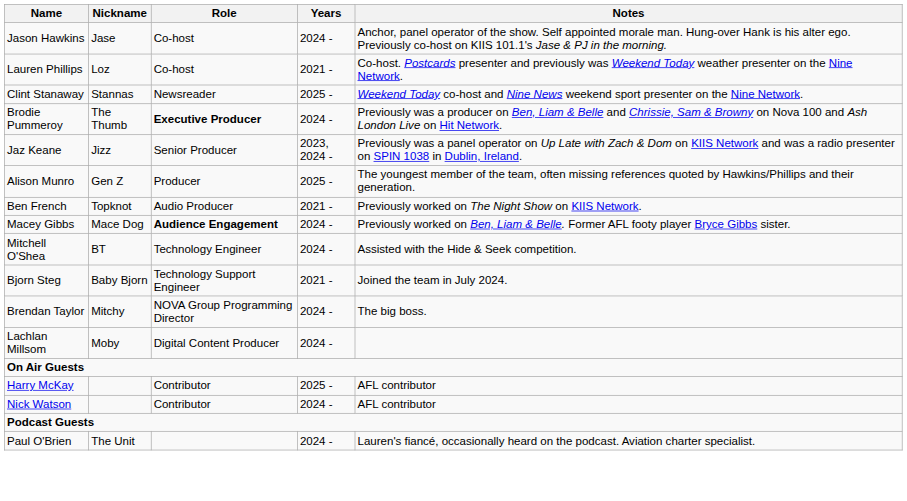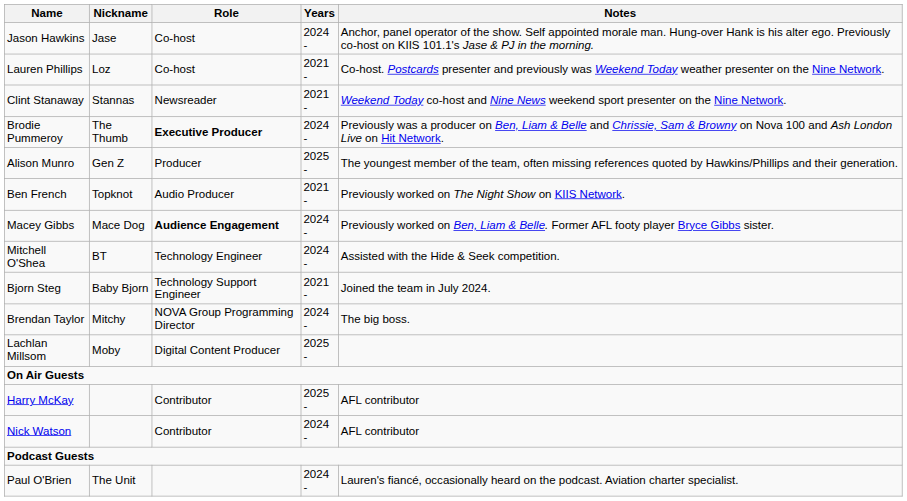(316, 94) 2025 - -> (316, 100) 2021 -
- row: (34, 150)
(316, 343) 2024 - -> (316, 350) 2025 -
